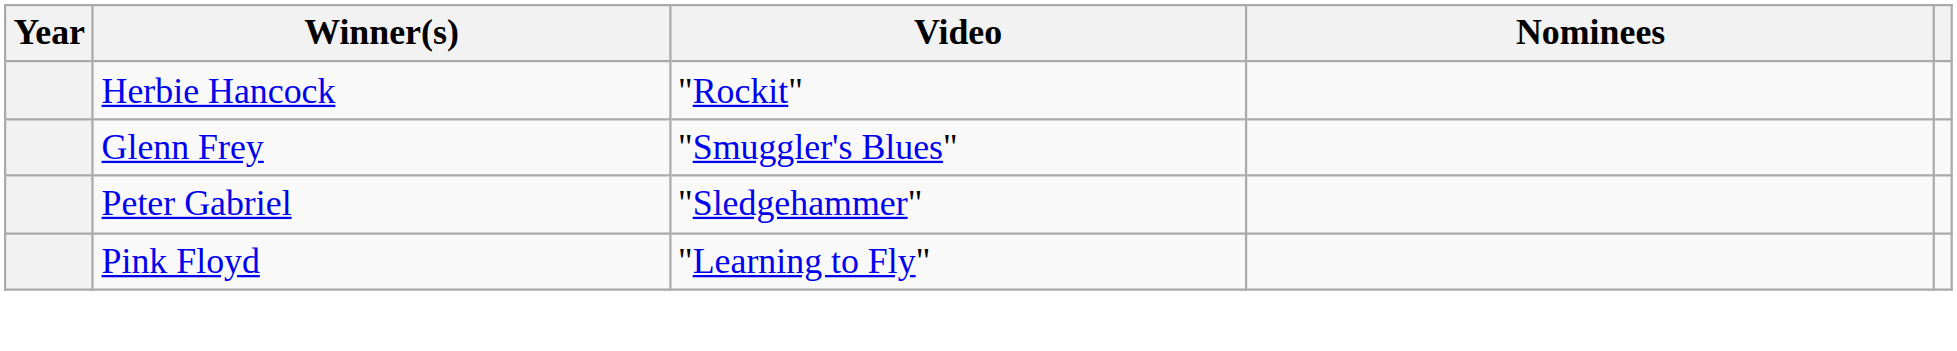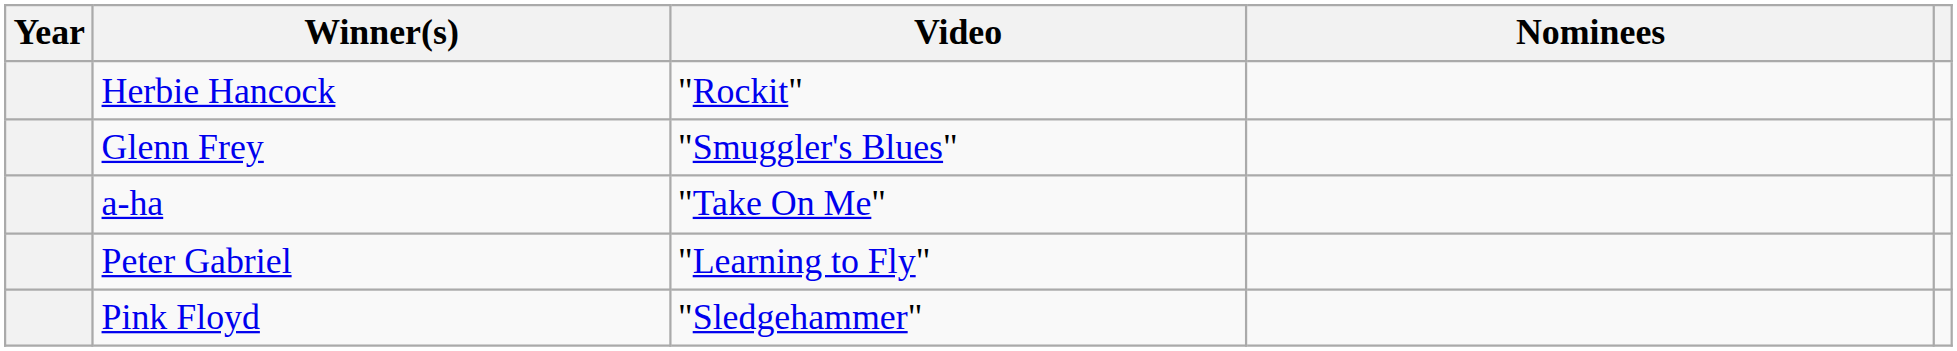+ row: (132, 203)
(800, 203) "Sledgehammer" -> (804, 260) "Learning to Fly"
(804, 260) "Learning to Fly" -> (800, 317) "Sledgehammer"
